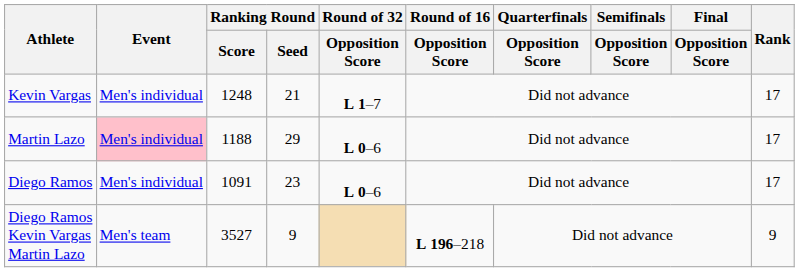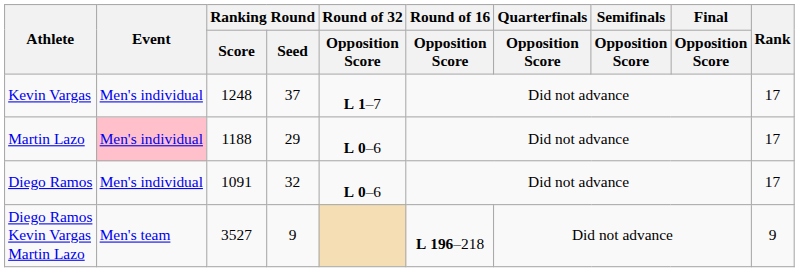(293, 95) 21 -> (293, 95) 37
(293, 182) 23 -> (293, 182) 32
